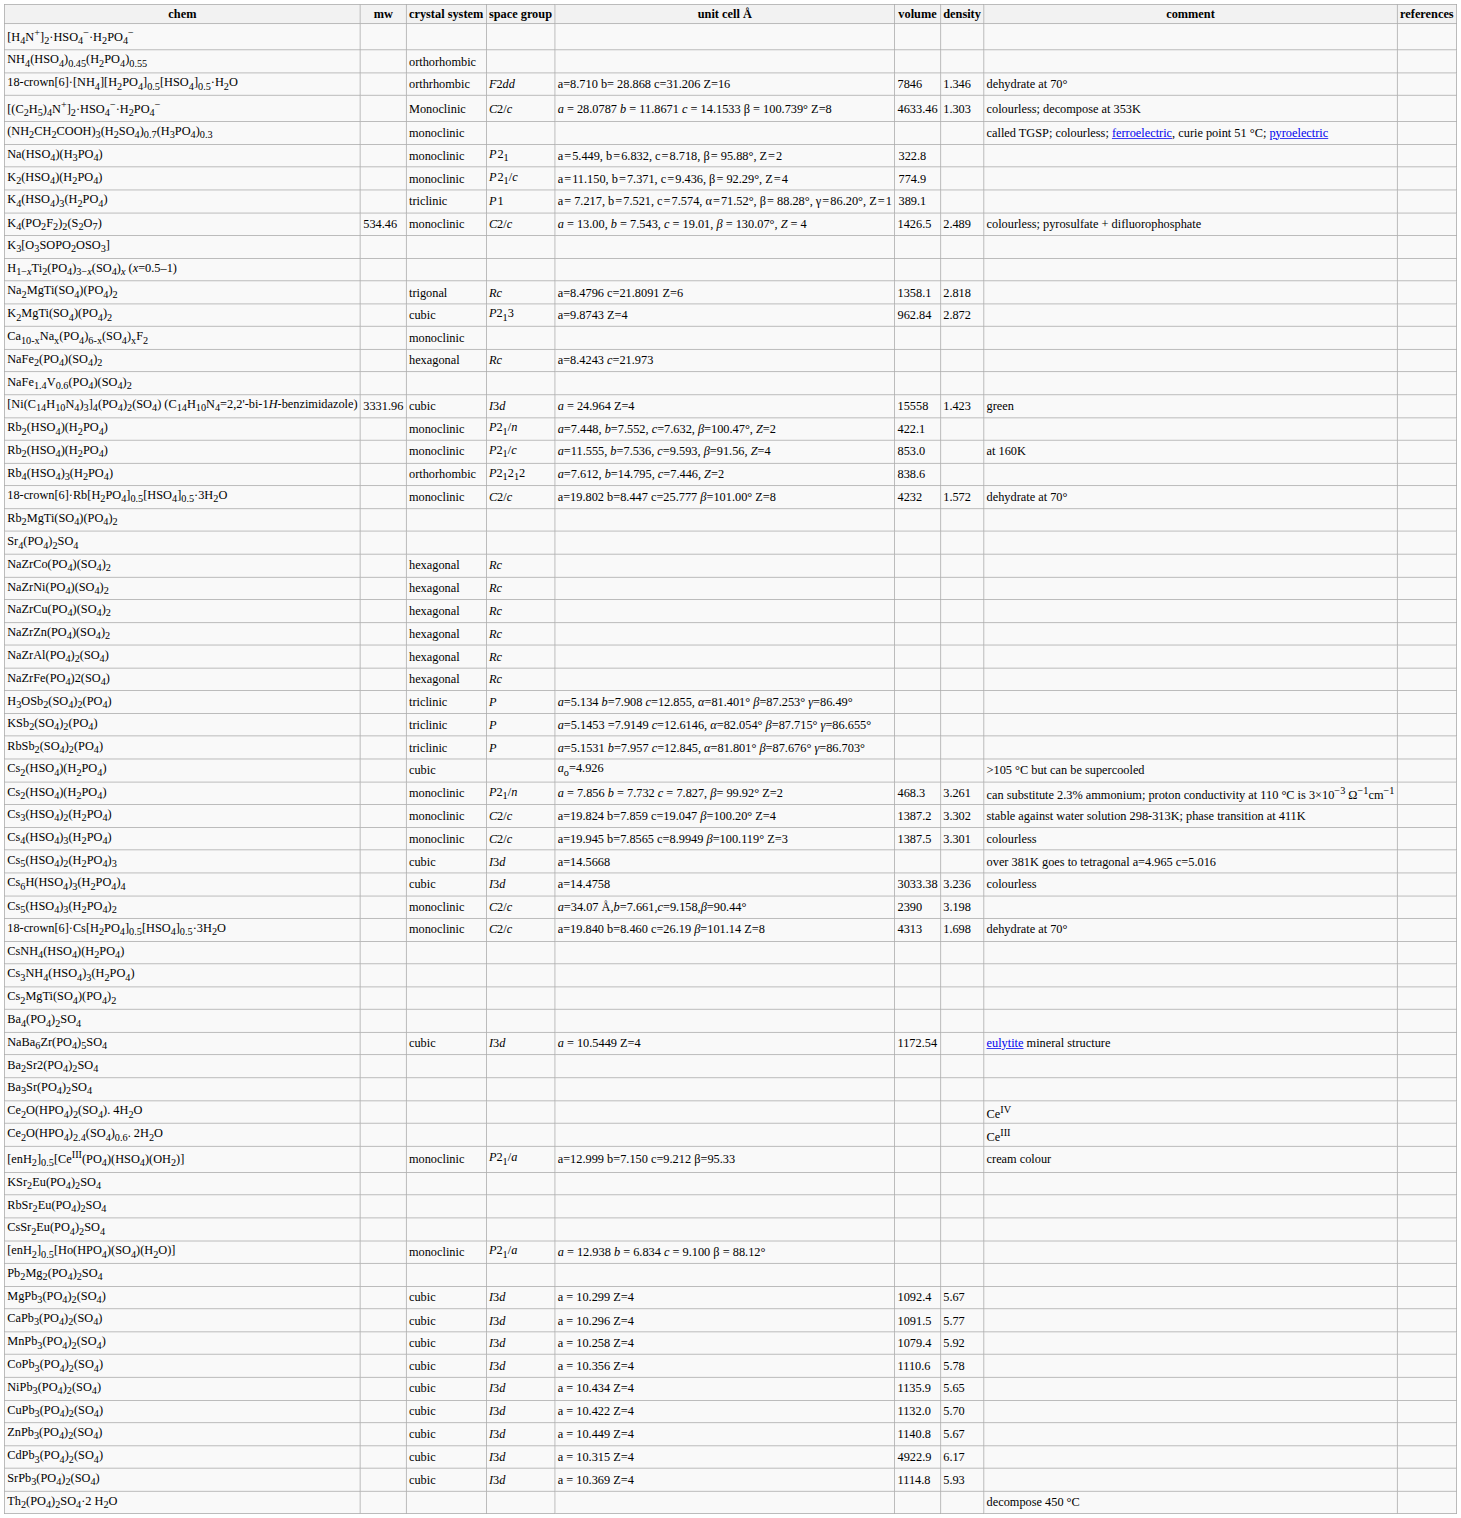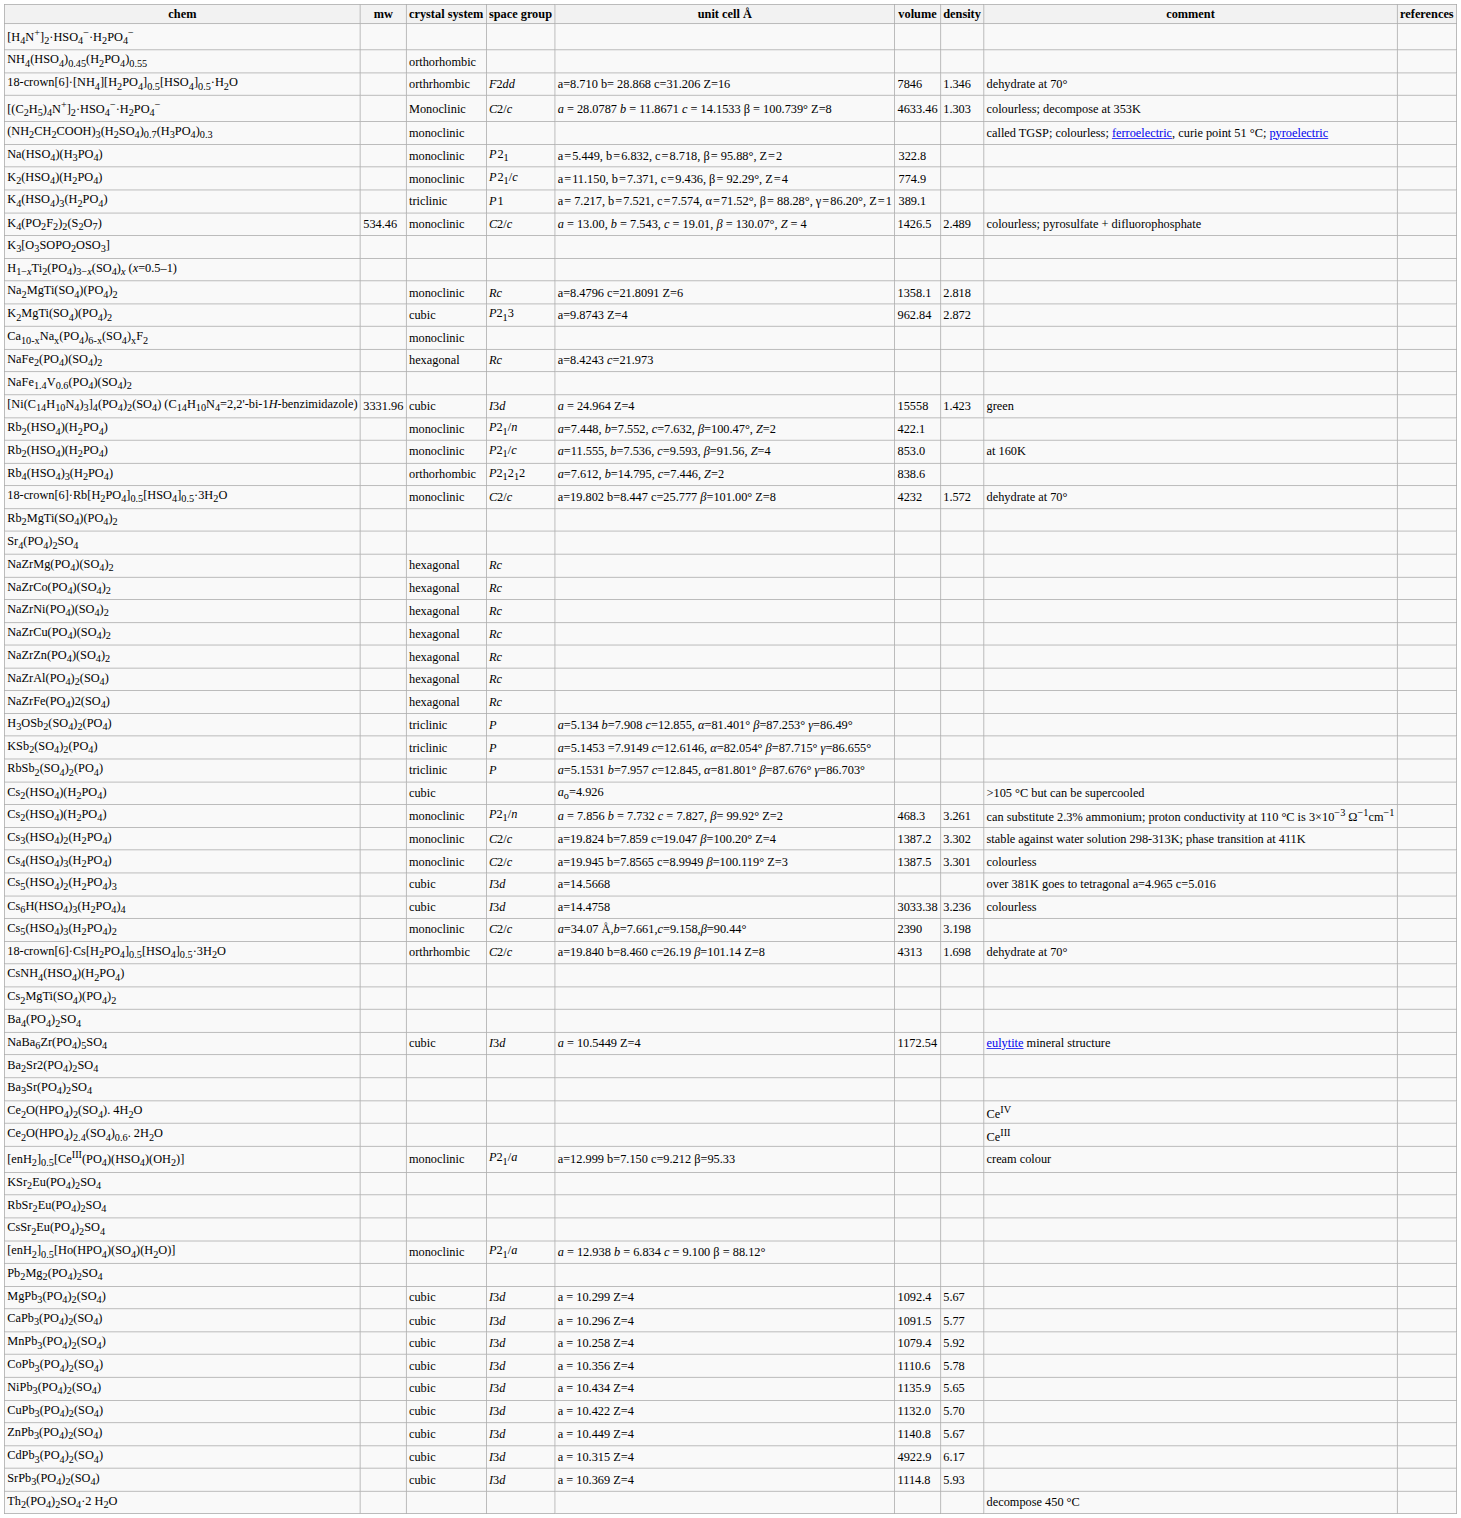(428, 292) trigonal -> (437, 292) monoclinic
+ row: (60, 565)
(437, 929) monoclinic -> (439, 952) orthrhombic
- row: (71, 975)
